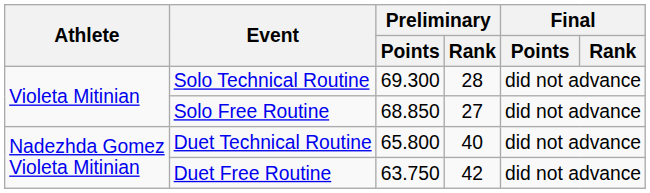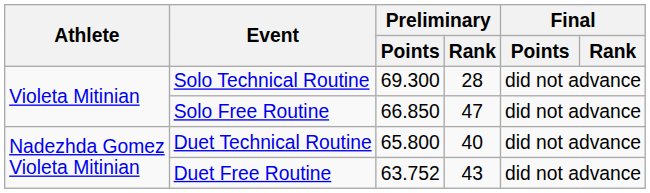(410, 112) 68.850 -> (410, 112) 66.850
(472, 112) 27 -> (472, 112) 47
(410, 173) 63.750 -> (410, 173) 63.752
(472, 173) 42 -> (472, 173) 43
